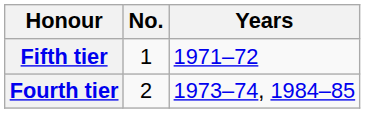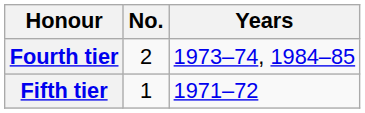rows swapped: (64, 90) <-> (64, 56)
